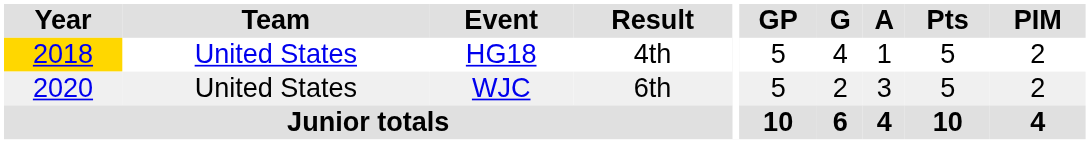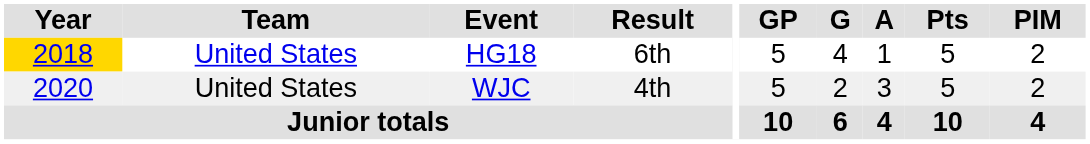(653, 54) 4th -> (653, 54) 6th
(653, 88) 6th -> (653, 88) 4th
